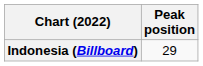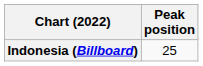(169, 50) 29 -> (169, 50) 25
